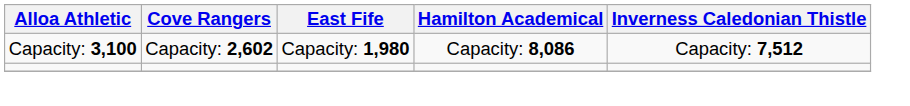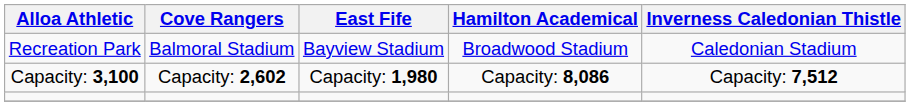+ row: (75, 48)
